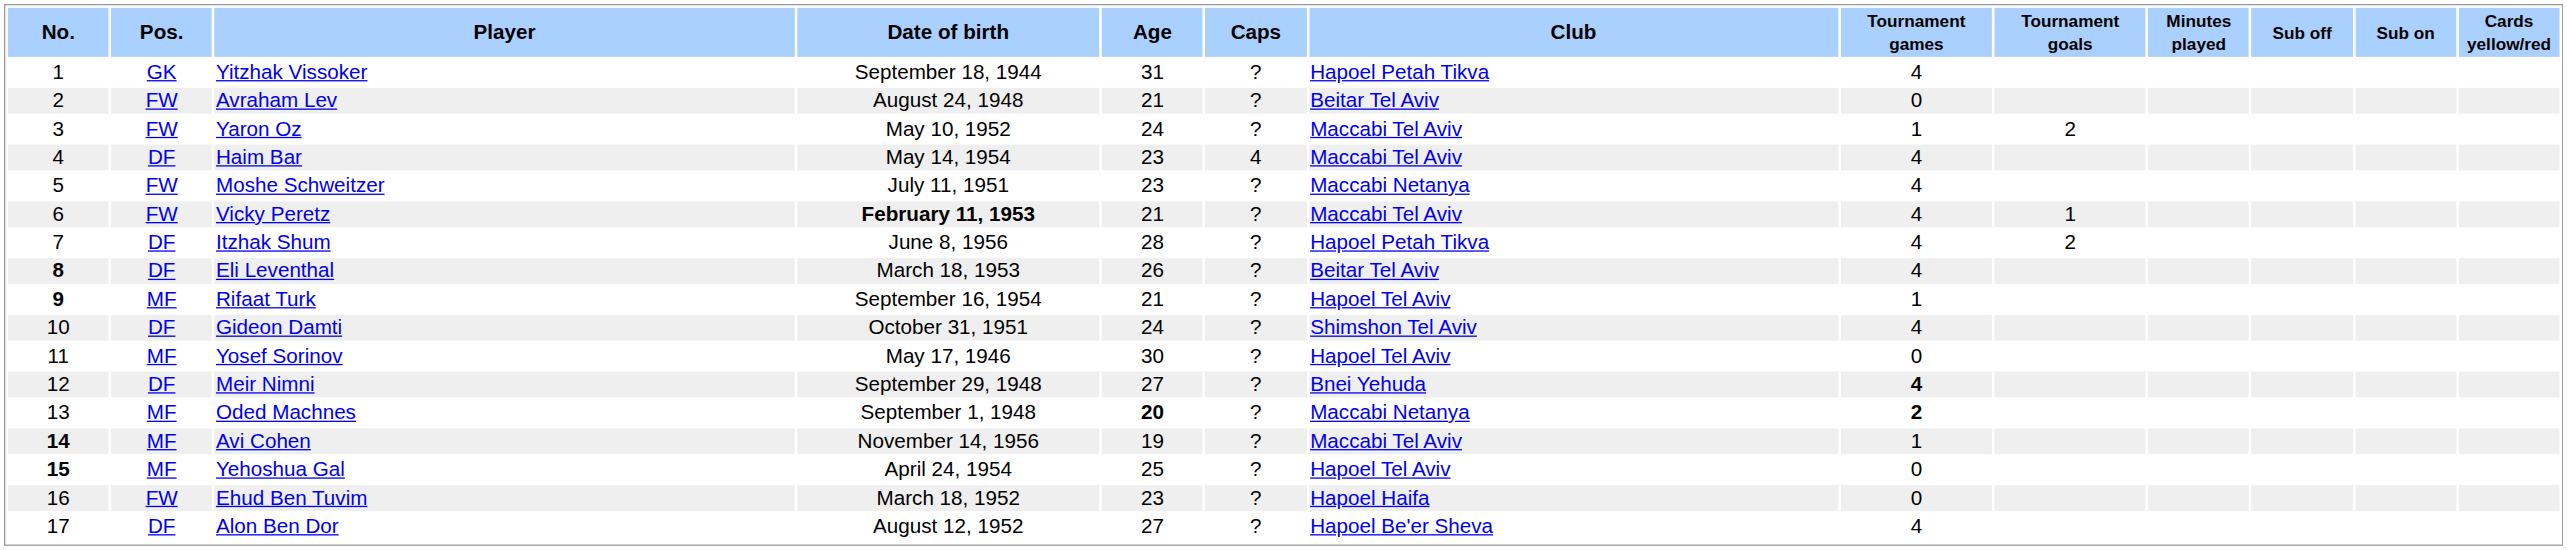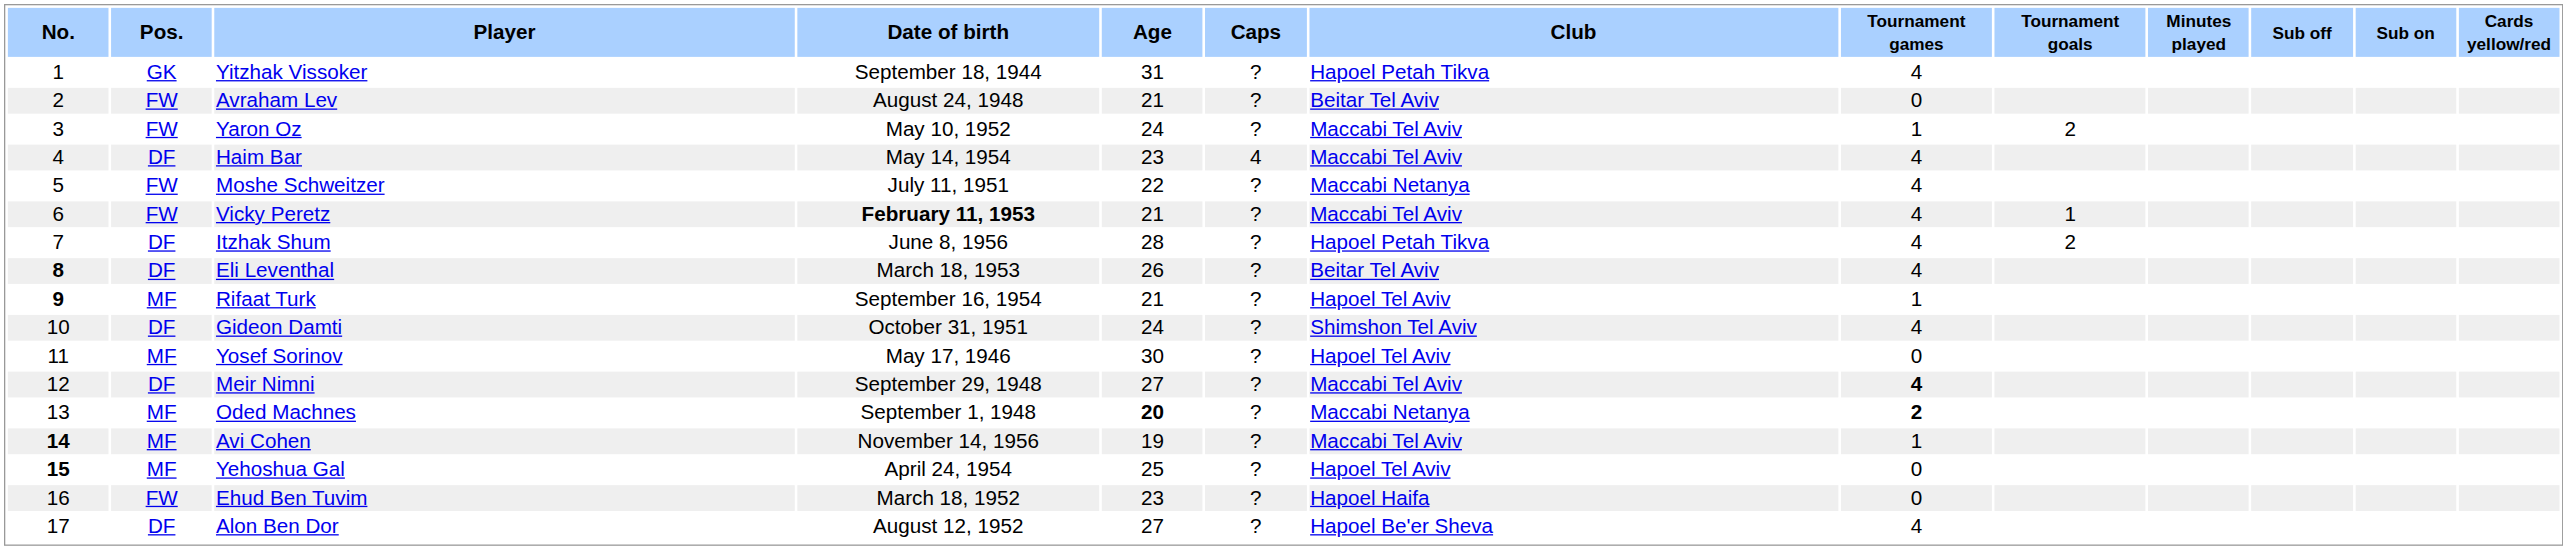(1152, 185) 23 -> (1152, 185) 22
(1368, 384) Bnei Yehuda -> (1386, 384) Maccabi Tel Aviv
